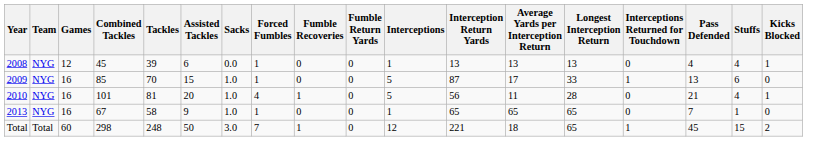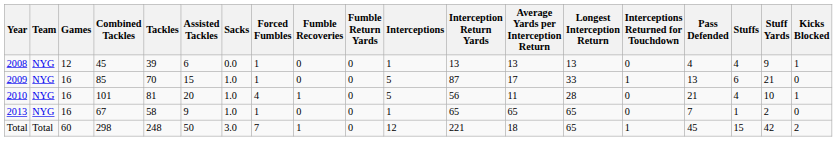+ column: (777, 29)
